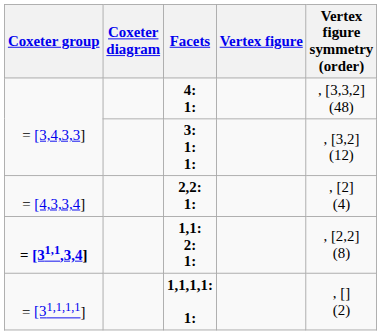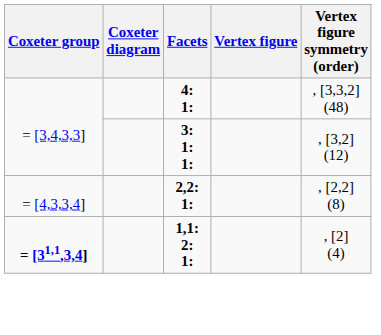(341, 195) , [2] (4) -> (336, 195) , [2,2] (8)
(341, 244) , [2,2] (8) -> (336, 244) , [2] (4)
- row: (190, 301)
